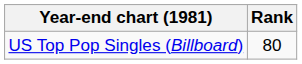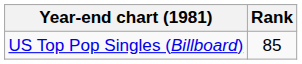(272, 45) 80 -> (272, 45) 85
